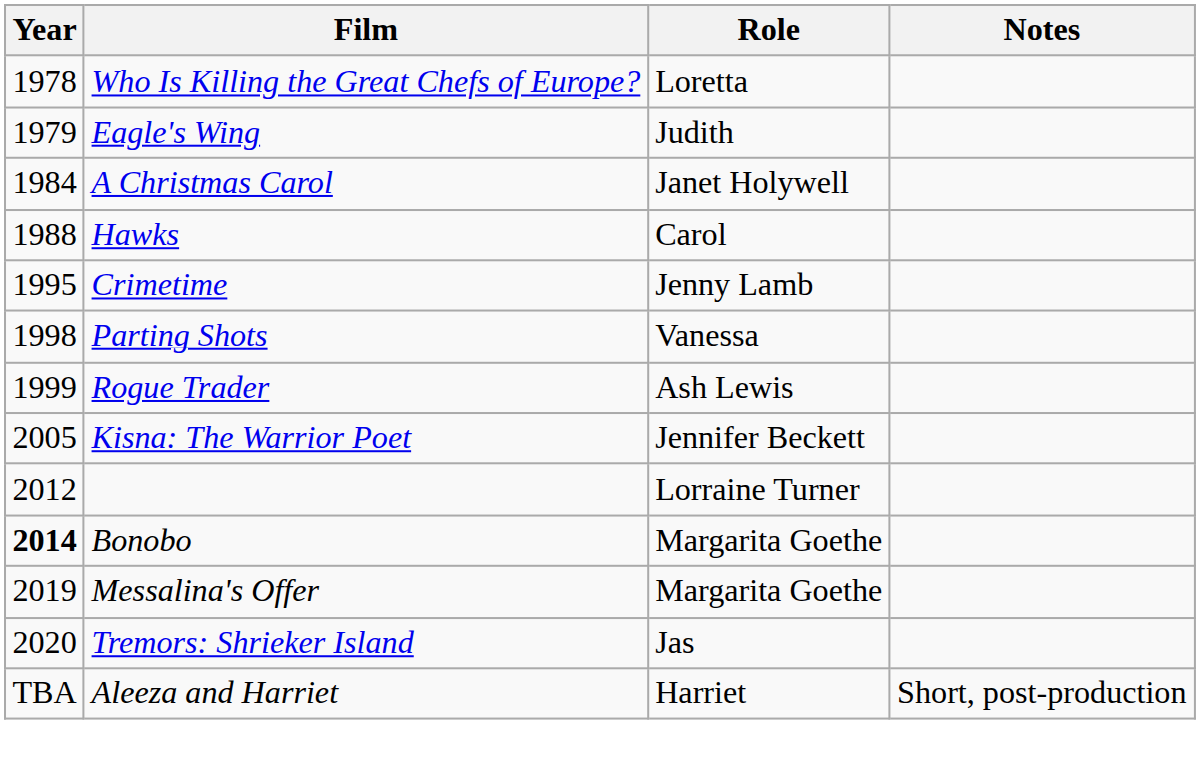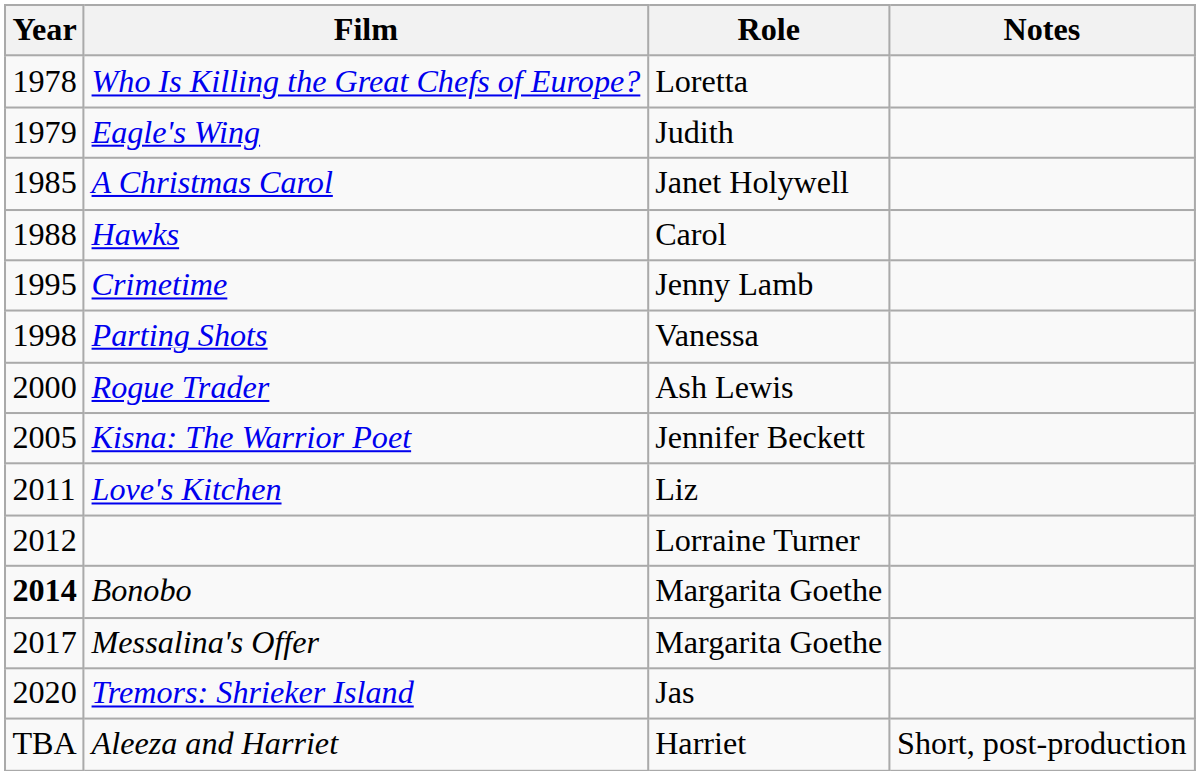(45, 183) 1984 -> (45, 183) 1985
(45, 387) 1999 -> (45, 387) 2000
+ row: (187, 489)
(45, 591) 2019 -> (45, 642) 2017
